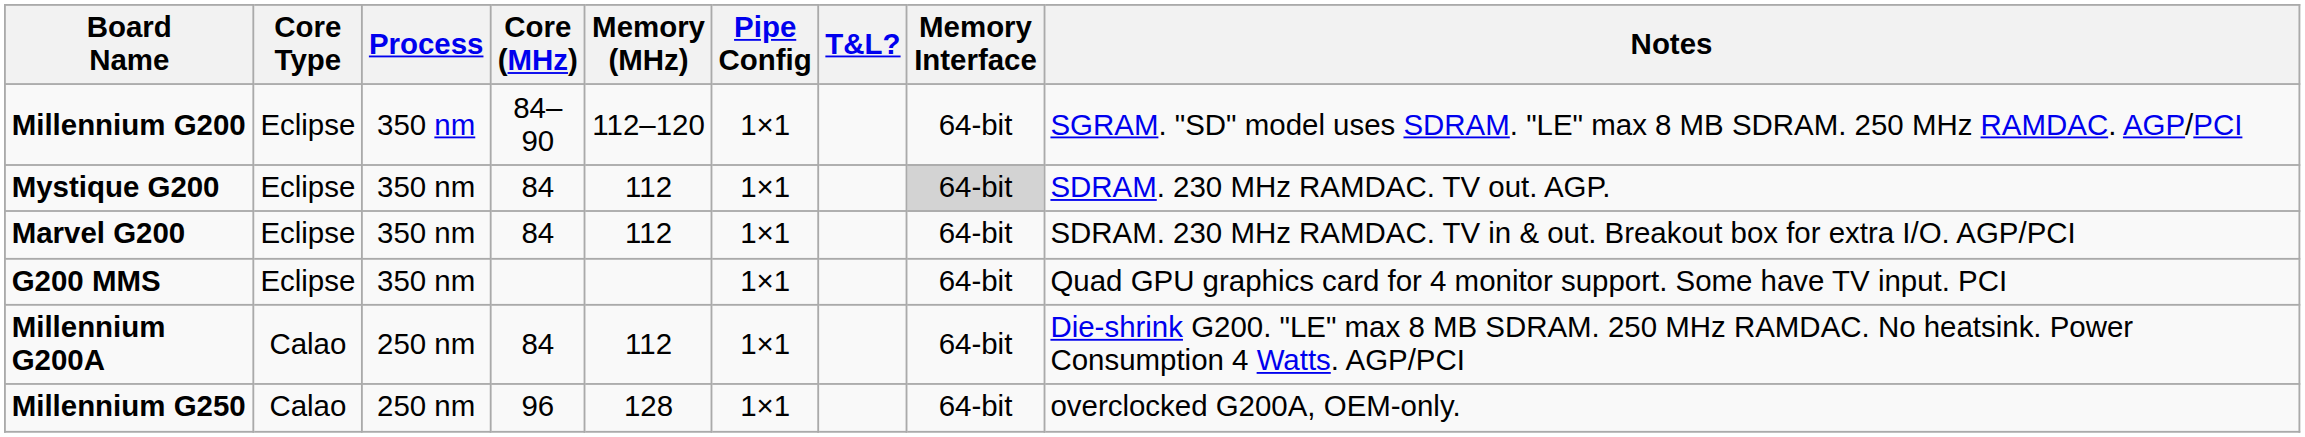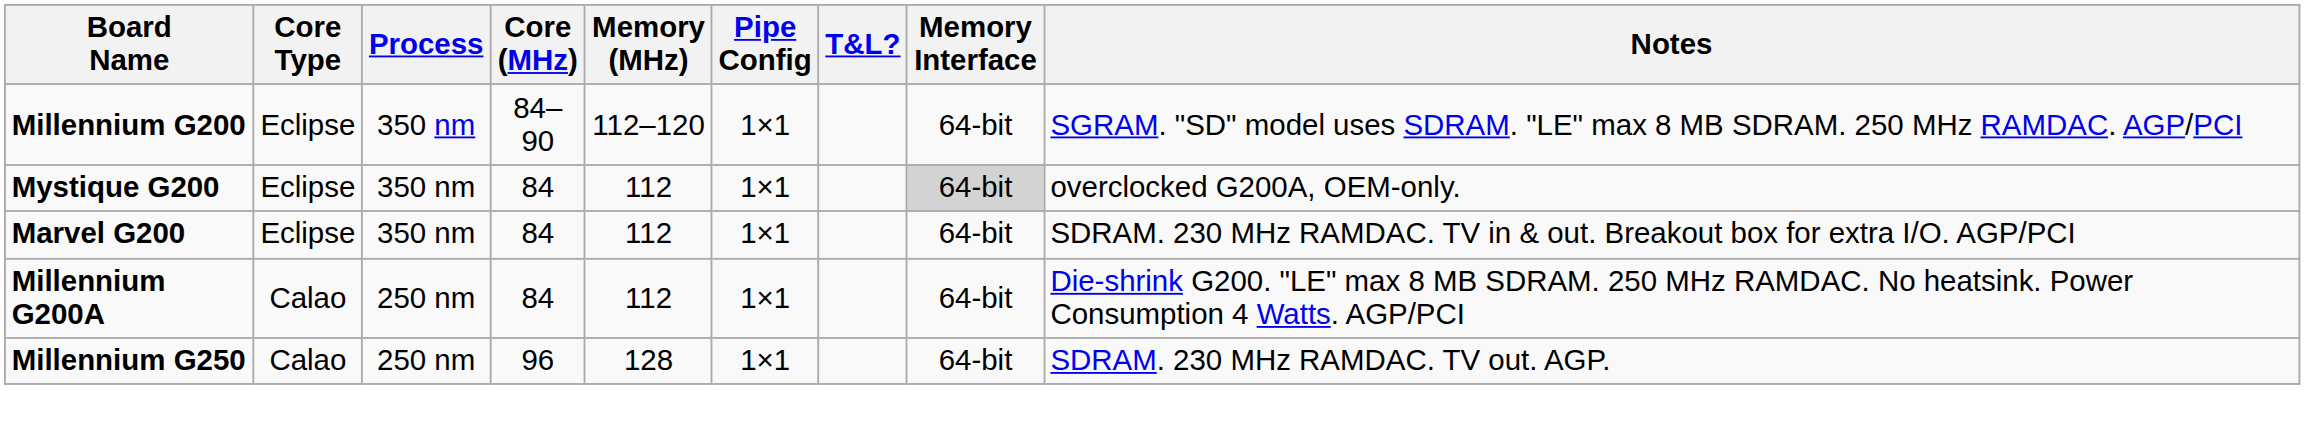(1330, 187) SDRAM. 230 MHz RAMDAC. TV out. AGP. -> (1256, 187) overclocked G200A, OEM-only.
- row: (86, 280)
(1256, 407) overclocked G200A, OEM-only. -> (1330, 360) SDRAM. 230 MHz RAMDAC. TV out. AGP.
